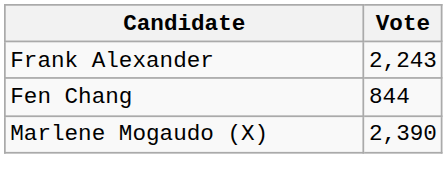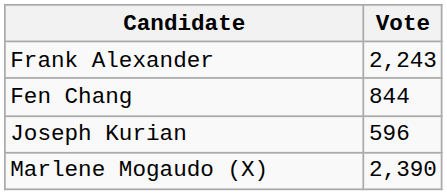+ row: (98, 134)
